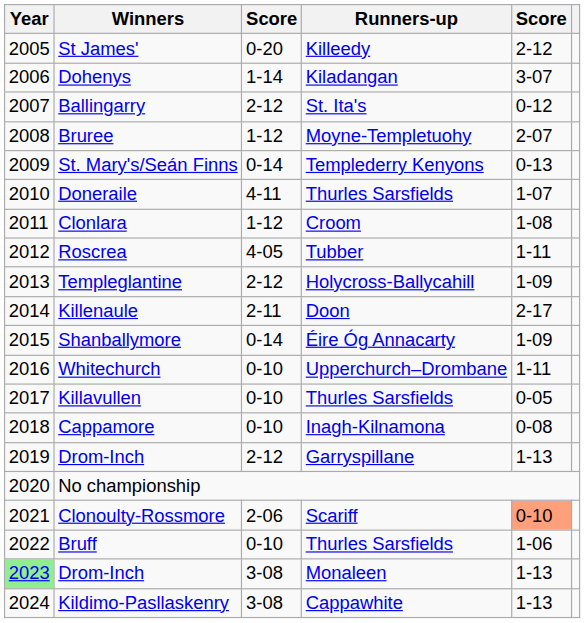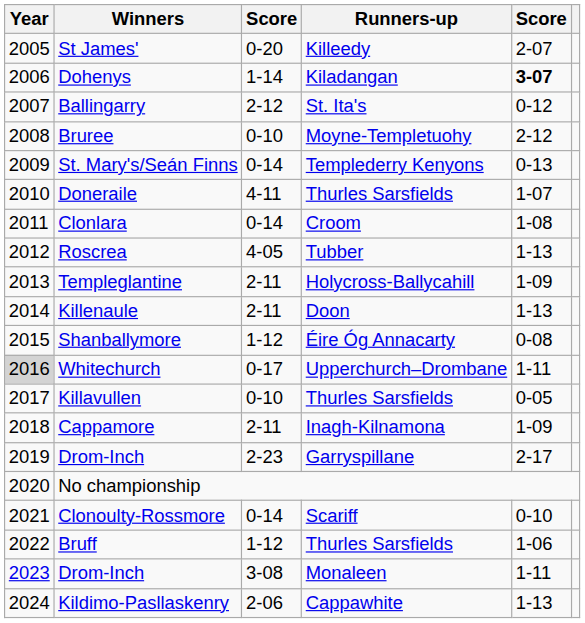(534, 48) 2-12 -> (534, 48) 2-07
(534, 77) normal -> (534, 77) bold
(265, 135) 1-12 -> (265, 135) 0-10
(534, 135) 2-07 -> (534, 135) 2-12
(265, 223) 1-12 -> (265, 223) 0-14
(533, 252) 1-11 -> (534, 252) 1-13
(265, 281) 2-12 -> (264, 281) 2-11
(534, 310) 2-17 -> (534, 310) 1-13
(265, 340) 0-14 -> (265, 340) 1-12
(534, 340) 1-09 -> (534, 340) 0-08
(29, 369) no background -> (29, 369) lightgrey background
(265, 369) 0-10 -> (265, 369) 0-17
(265, 427) 0-10 -> (264, 427) 2-11
(534, 427) 0-08 -> (534, 427) 1-09
(265, 456) 2-12 -> (265, 456) 2-23
(534, 456) 1-13 -> (534, 456) 2-17
(265, 515) 2-06 -> (265, 515) 0-14
(534, 515) lightsalmon background -> (534, 515) no background
(265, 544) 0-10 -> (265, 544) 1-12
(29, 573) lightgreen background -> (29, 573) no background
(534, 573) 1-13 -> (533, 573) 1-11
(265, 602) 3-08 -> (265, 602) 2-06
